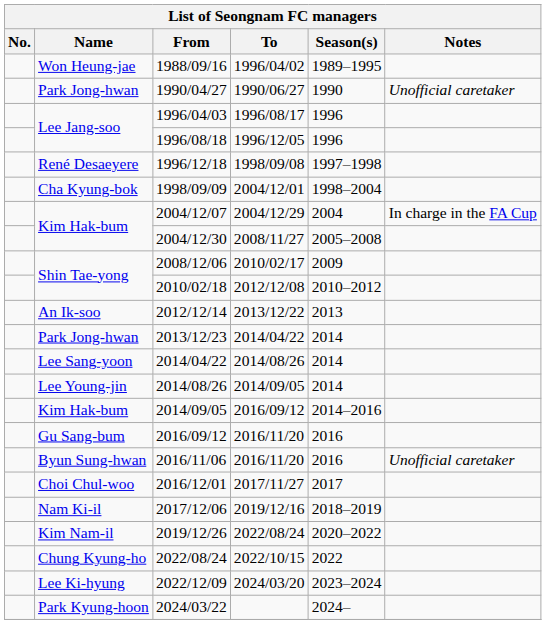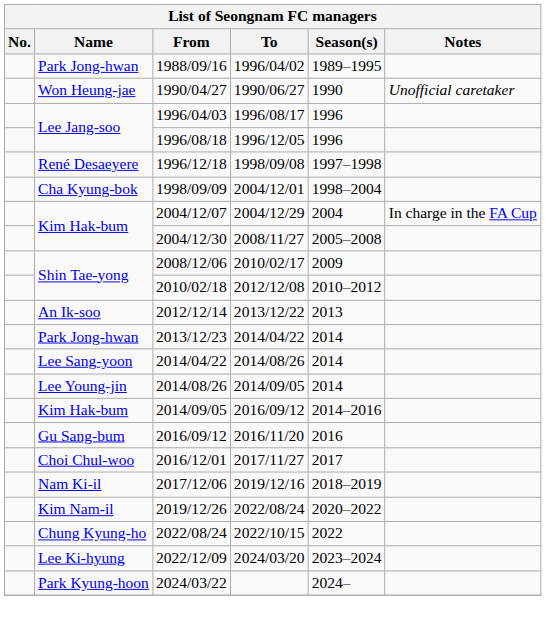(87, 66) Won Heung-jae -> (88, 66) Park Jong-hwan
(88, 90) Park Jong-hwan -> (87, 90) Won Heung-jae
- row: (191, 459)
